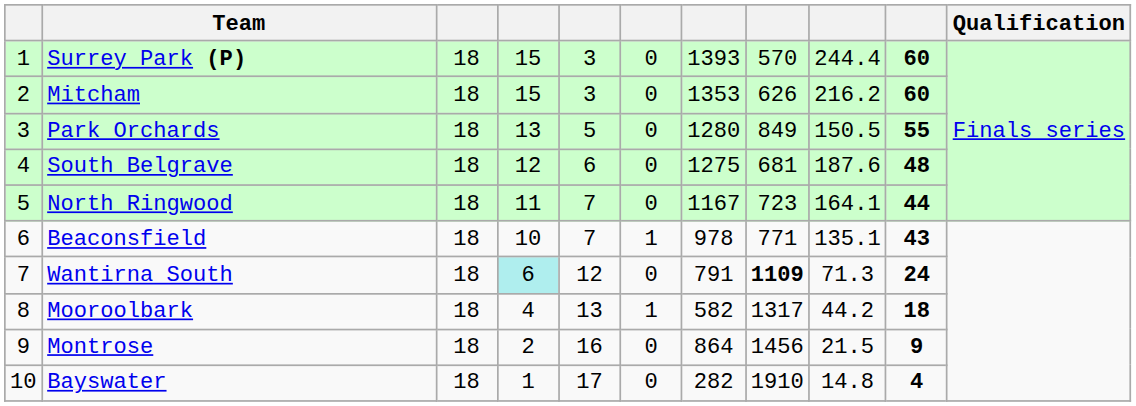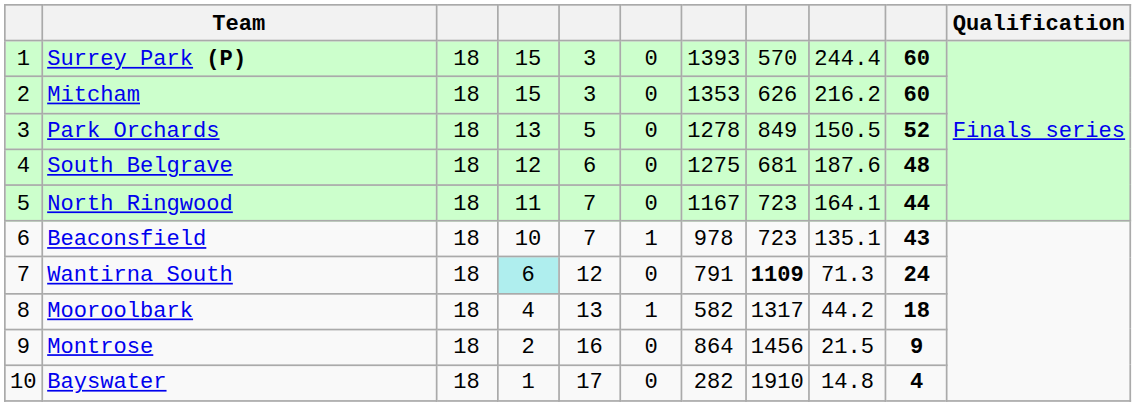(714, 131) 1280 -> (714, 131) 1278
(917, 131) 55 -> (917, 131) 52
(777, 239) 771 -> (777, 239) 723
